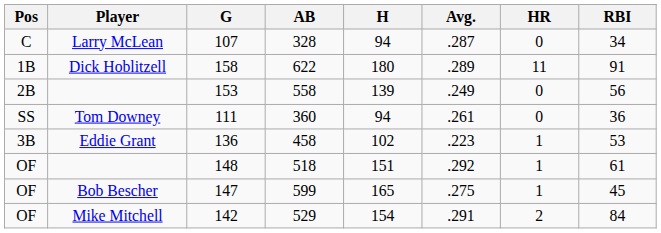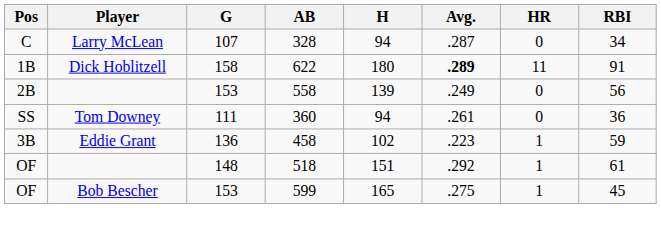(461, 66) normal -> (461, 66) bold
(617, 141) 53 -> (617, 141) 59
(226, 191) 147 -> (226, 191) 153
- row: (304, 215)
